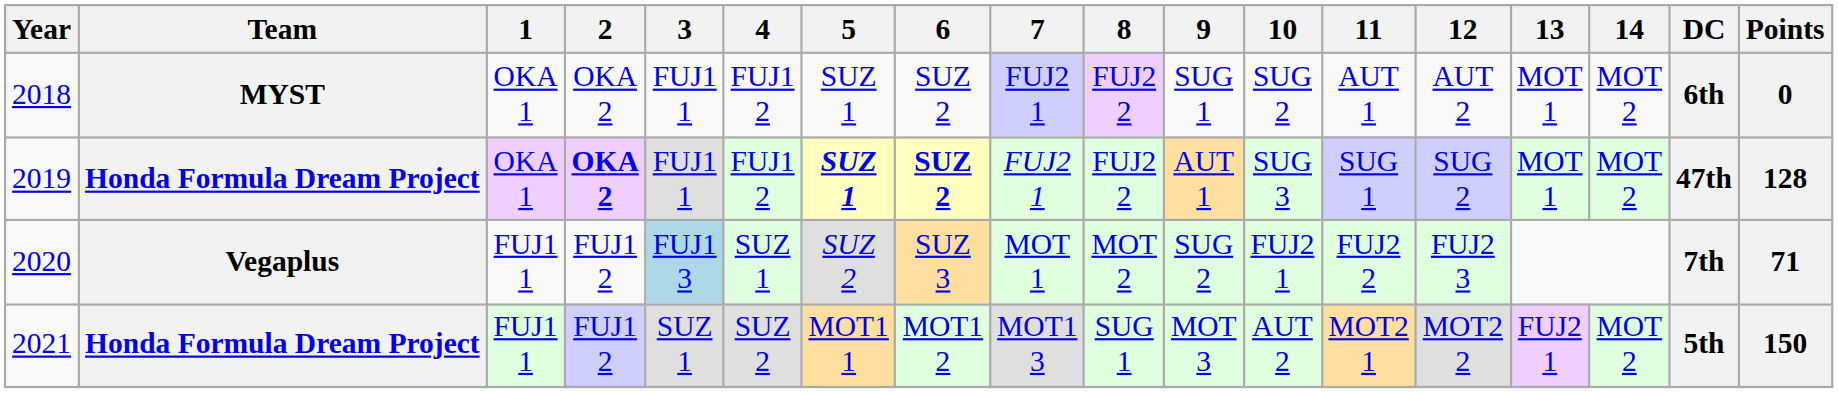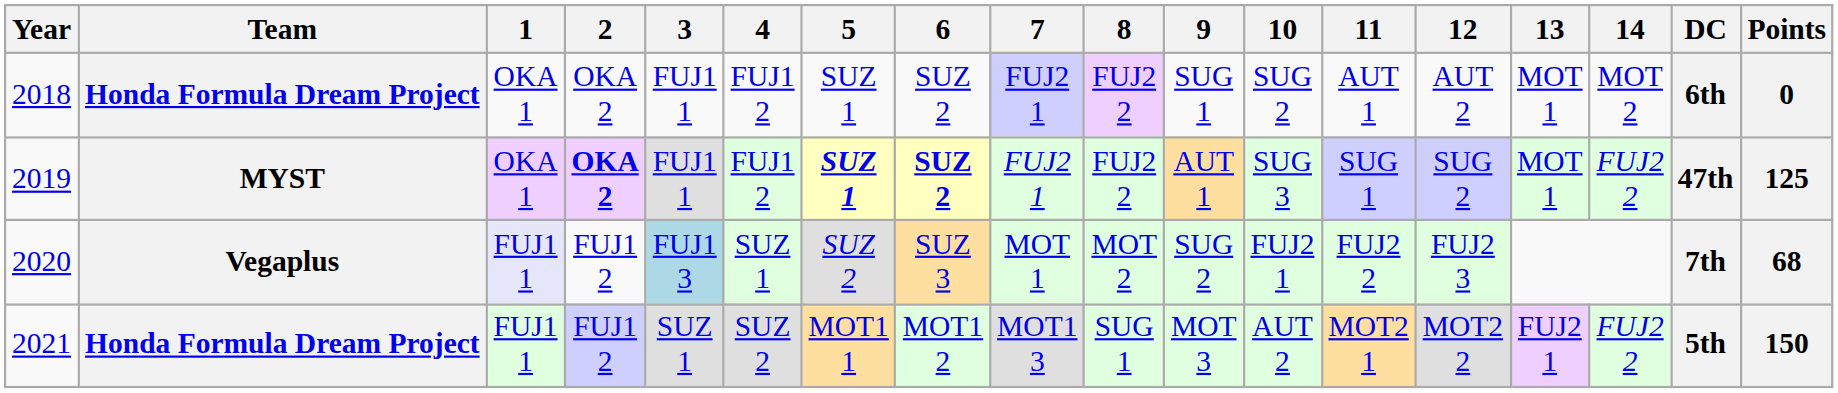(282, 94) MYST -> (282, 94) Honda Formula Dream Project
(282, 177) Honda Formula Dream Project -> (282, 177) MYST
(1629, 177) MOT 2 -> (1630, 177) FUJ2 2
(1785, 177) 128 -> (1787, 177) 125
(526, 261) no background -> (526, 261) lavender background
(1785, 261) 71 -> (1787, 261) 68
(1629, 344) MOT 2 -> (1630, 344) FUJ2 2
